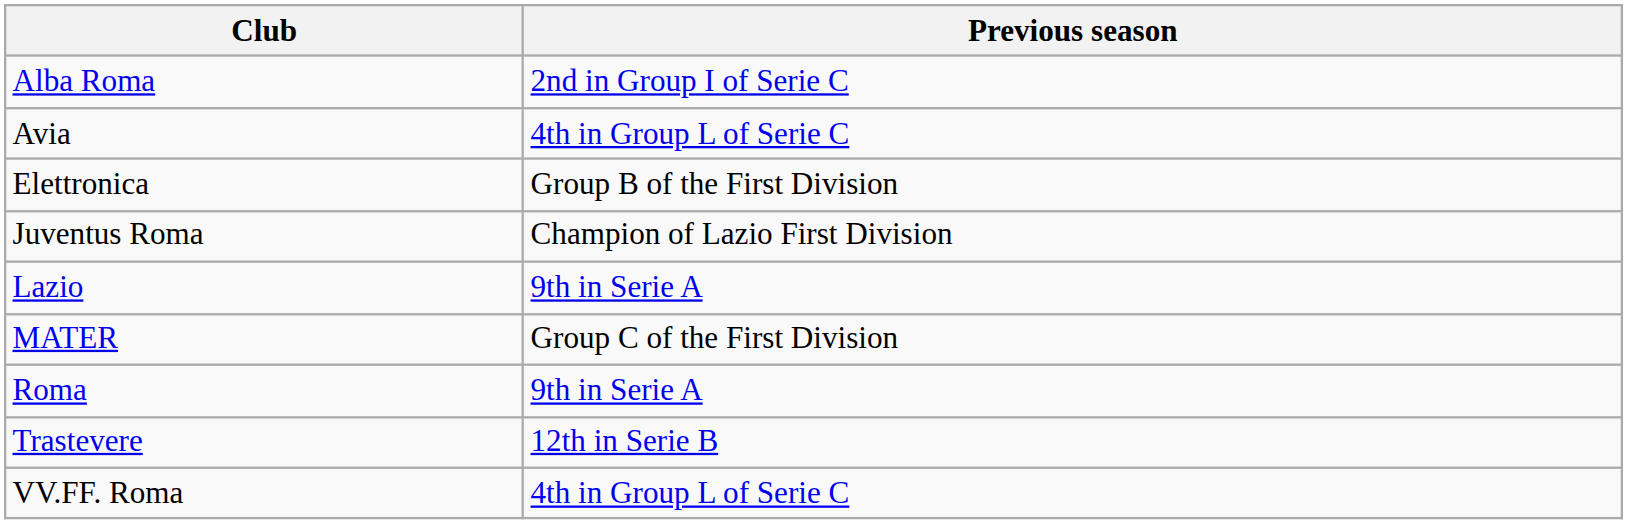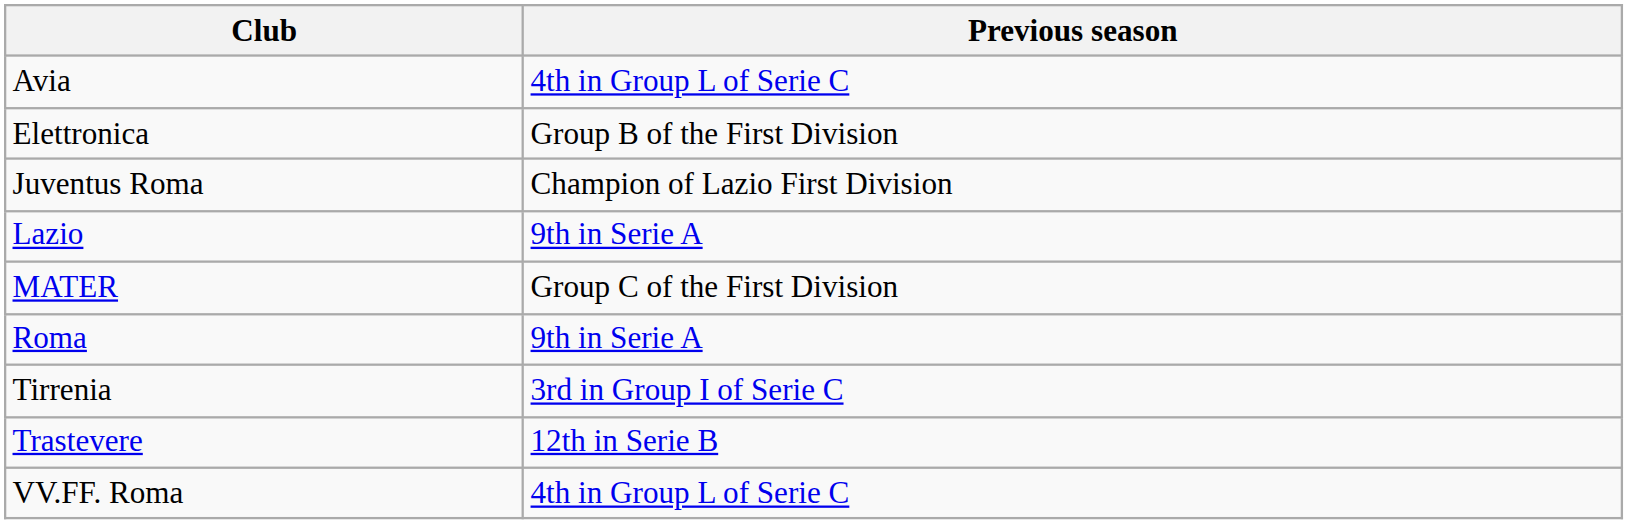- row: (84, 81)
+ row: (62, 389)
